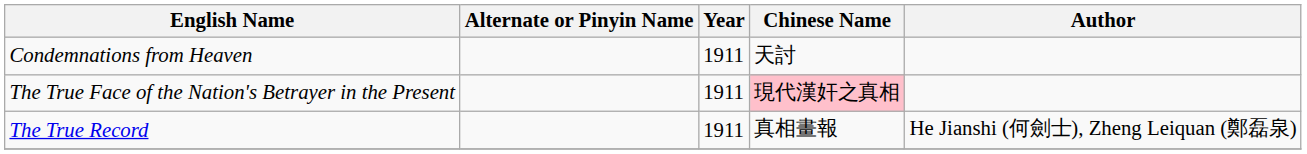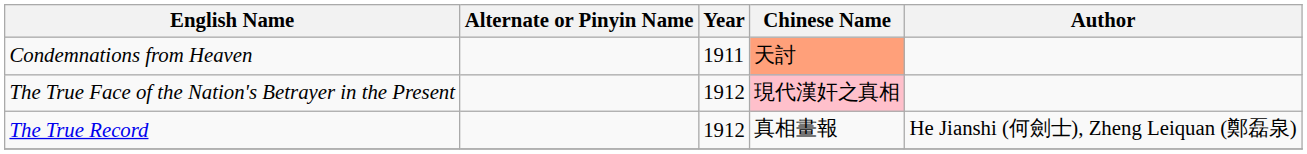(775, 55) no background -> (775, 55) lightsalmon background
(724, 92) 1911 -> (724, 92) 1912
(724, 129) 1911 -> (724, 129) 1912
